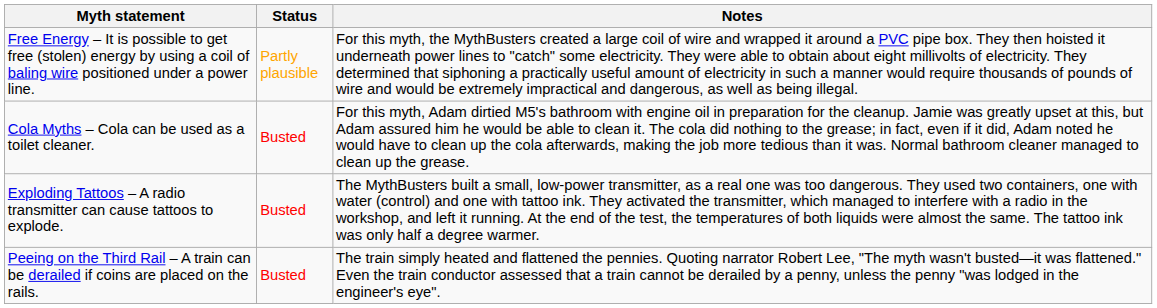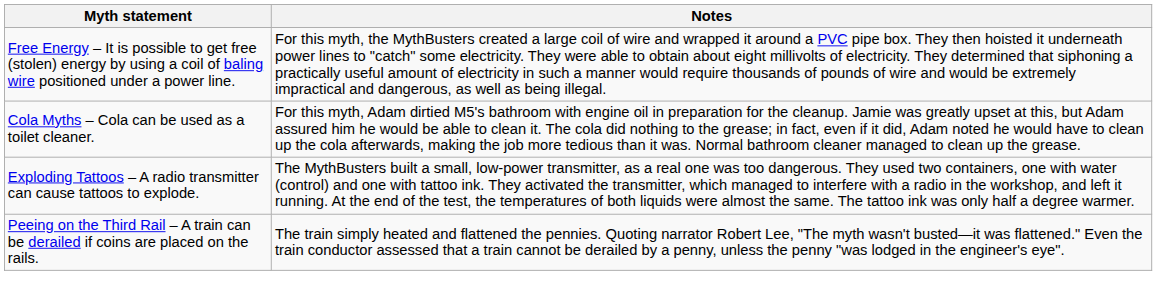- column: (295, 16)
